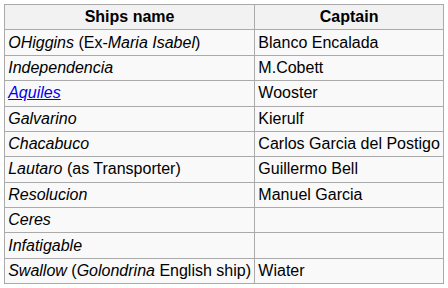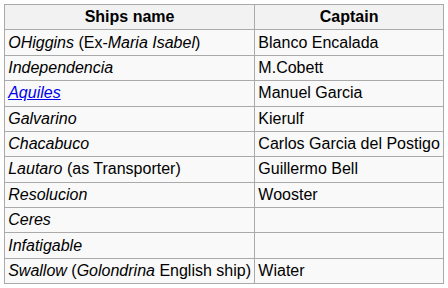(288, 93) Wooster -> (310, 93) Manuel Garcia
(310, 194) Manuel Garcia -> (288, 194) Wooster
